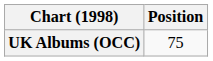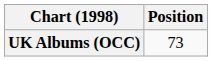(176, 42) 75 -> (176, 42) 73
